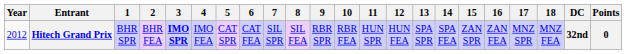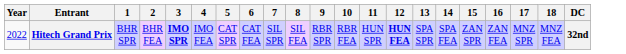- column: (606, 12)
(17, 34) 2012 -> (17, 34) 2022
(399, 34) normal -> (400, 34) bold
